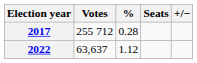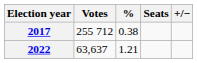(128, 31) 0.28 -> (128, 31) 0.38
(128, 49) 1.12 -> (128, 49) 1.21
